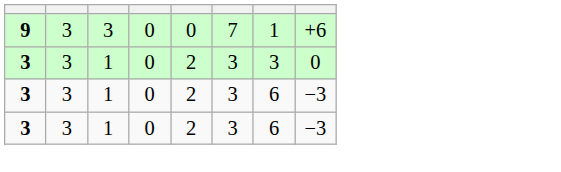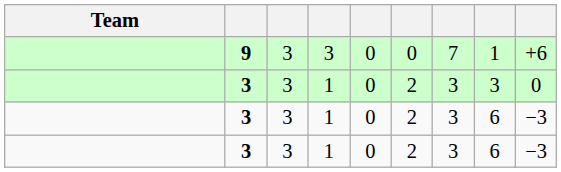+ column: (115, 20)
